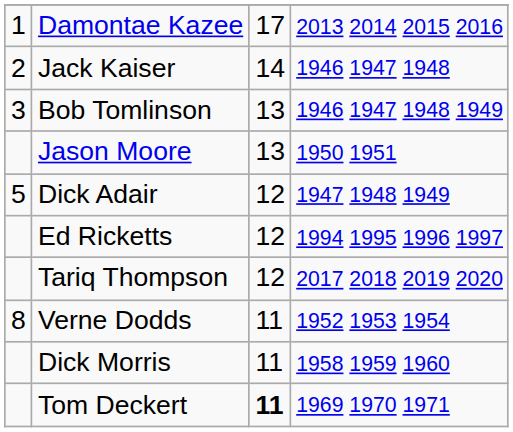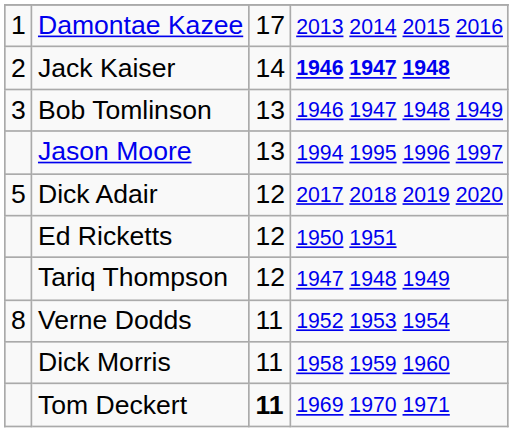(373, 68) normal -> (373, 68) bold
(346, 152) 1950 1951 -> (400, 152) 1994 1995 1996 1997
(373, 194) 1947 1948 1949 -> (400, 194) 2017 2018 2019 2020
(400, 237) 1994 1995 1996 1997 -> (346, 237) 1950 1951
(400, 279) 2017 2018 2019 2020 -> (373, 279) 1947 1948 1949
